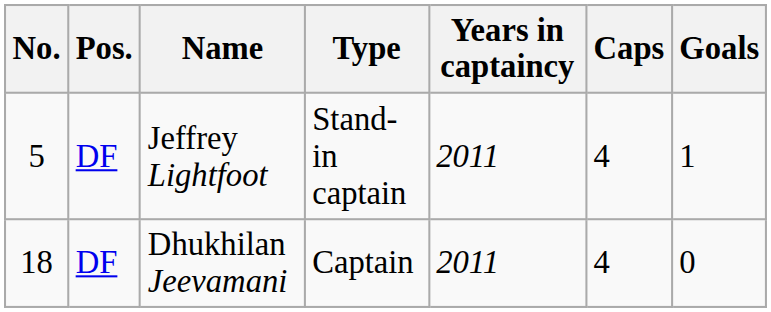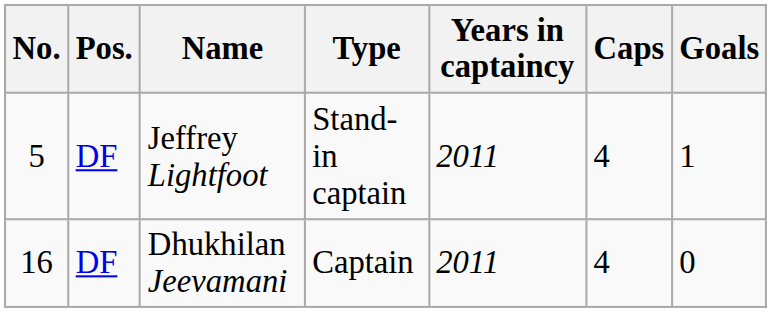(37, 262) 18 -> (37, 262) 16
